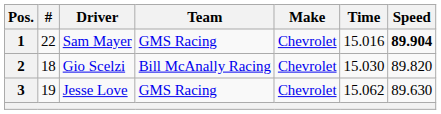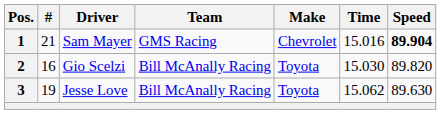(48, 41) 22 -> (48, 41) 21
(48, 66) 18 -> (48, 66) 16
(307, 66) Chevrolet -> (298, 66) Toyota
(178, 90) GMS Racing -> (205, 90) Bill McAnally Racing
(307, 90) Chevrolet -> (298, 90) Toyota
